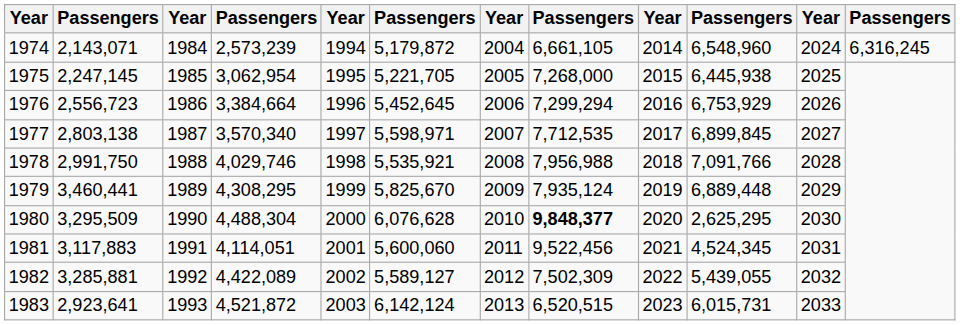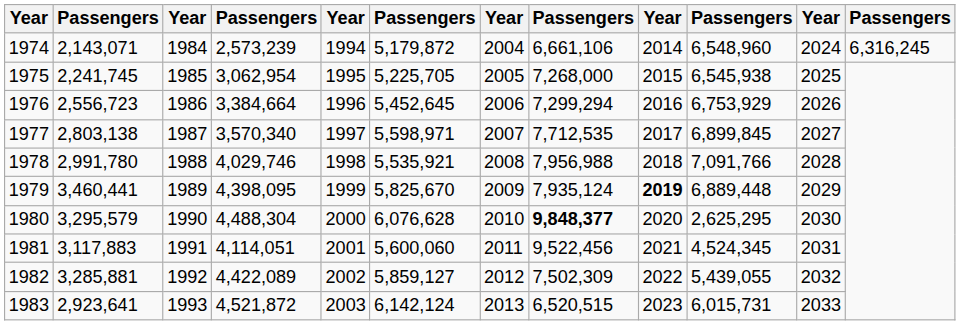(573, 47) 6,661,105 -> (573, 47) 6,661,106
(98, 76) 2,247,145 -> (98, 76) 2,241,745
(414, 76) 5,221,705 -> (414, 76) 5,225,705
(731, 76) 6,445,938 -> (731, 76) 6,545,938
(98, 162) 2,991,750 -> (98, 162) 2,991,780
(256, 190) 4,308,295 -> (256, 190) 4,398,095
(662, 190) normal -> (662, 190) bold
(98, 219) 3,295,509 -> (98, 219) 3,295,579
(414, 276) 5,589,127 -> (414, 276) 5,859,127
